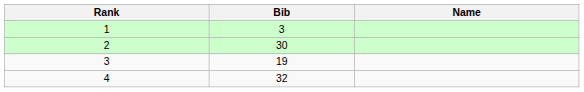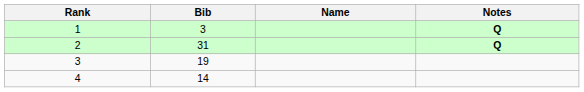+ column: (497, 12)
(282, 45) 30 -> (203, 45) 31
(282, 78) 32 -> (203, 78) 14
